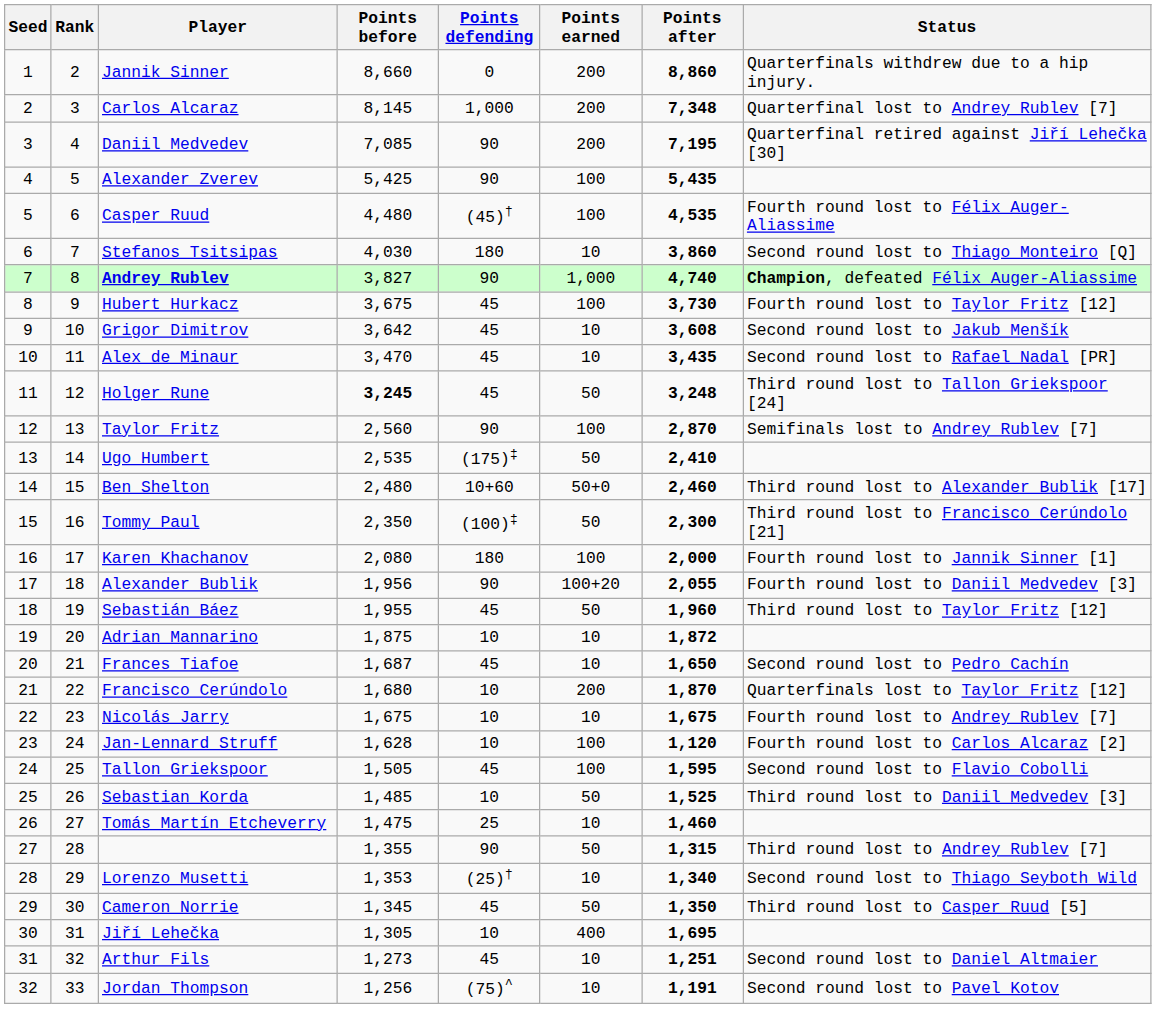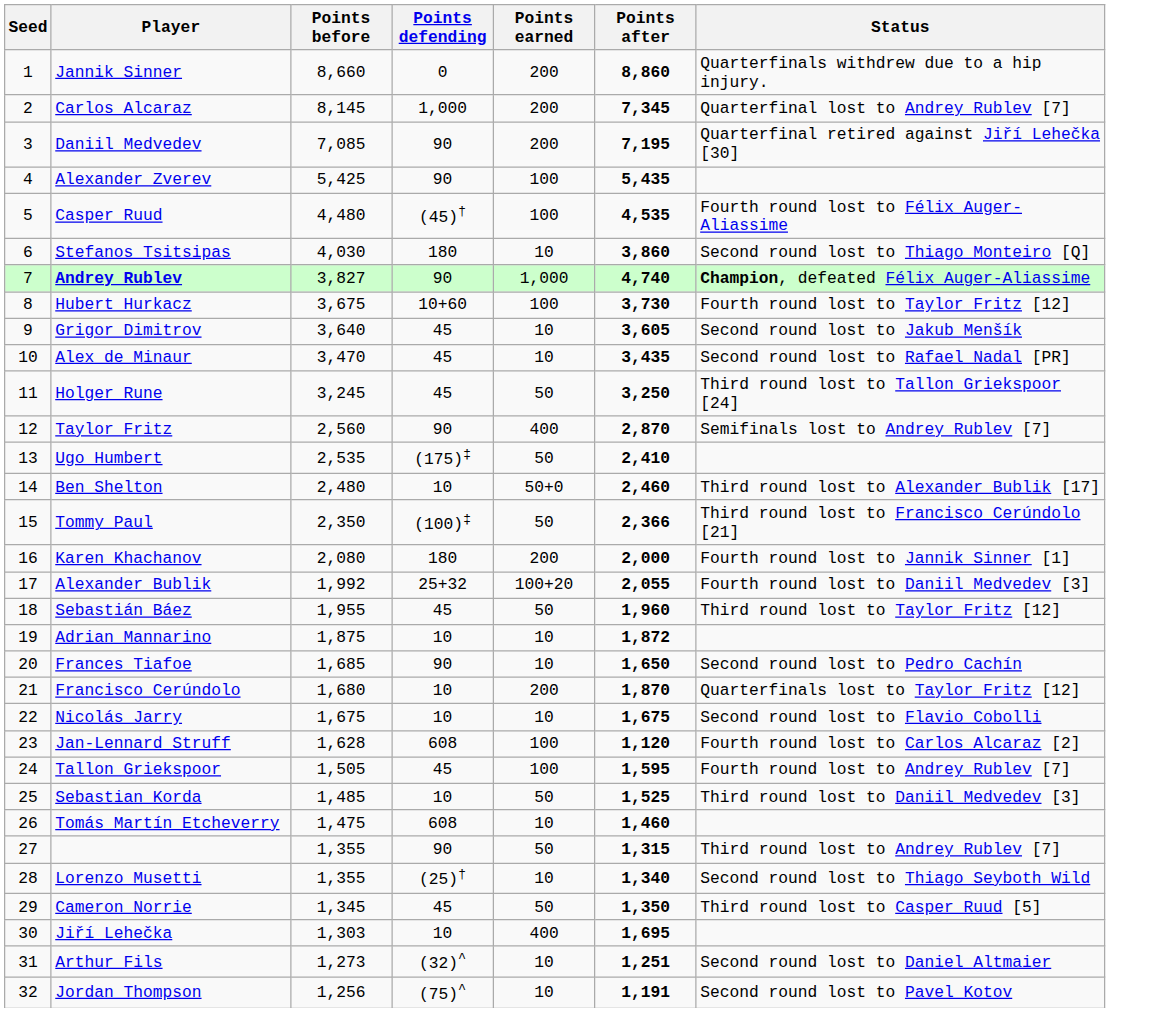- column: (75, 27)
(692, 108) 7,348 -> (646, 108) 7,345
(489, 305) 45 -> (443, 305) 10+60
(388, 331) 3,642 -> (341, 331) 3,640
(692, 331) 3,608 -> (646, 331) 3,605
(388, 394) bold -> (341, 394) normal
(692, 394) 3,248 -> (646, 394) 3,250
(591, 429) 100 -> (544, 429) 400
(489, 487) 10+60 -> (443, 487) 10
(692, 522) 2,300 -> (646, 522) 2,366
(591, 558) 100 -> (544, 558) 200
(388, 585) 1,956 -> (341, 585) 1,992
(489, 585) 90 -> (443, 585) 25+32
(388, 664) 1,687 -> (341, 664) 1,685
(489, 664) 45 -> (443, 664) 90
(932, 717) Fourth round lost to Andrey Rublev [7] -> (871, 717) Second round lost to Flavio Cobolli
(489, 744) 10 -> (443, 744) 608
(918, 770) Second round lost to Flavio Cobolli -> (885, 770) Fourth round lost to Andrey Rublev [7]
(489, 823) 25 -> (443, 823) 608
(388, 878) 1,353 -> (341, 878) 1,355
(388, 933) 1,305 -> (341, 933) 1,303
(489, 960) 45 -> (443, 962) (32)^
